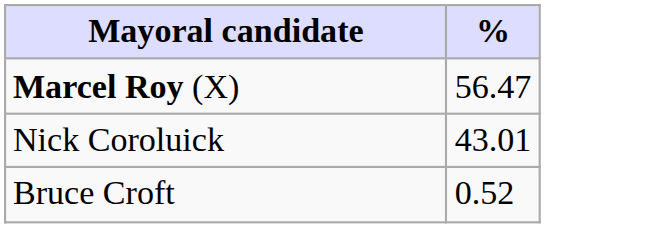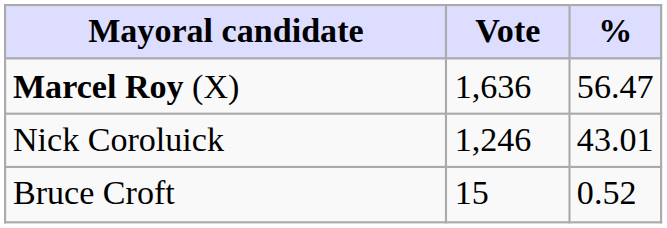+ column: (508, 31)
